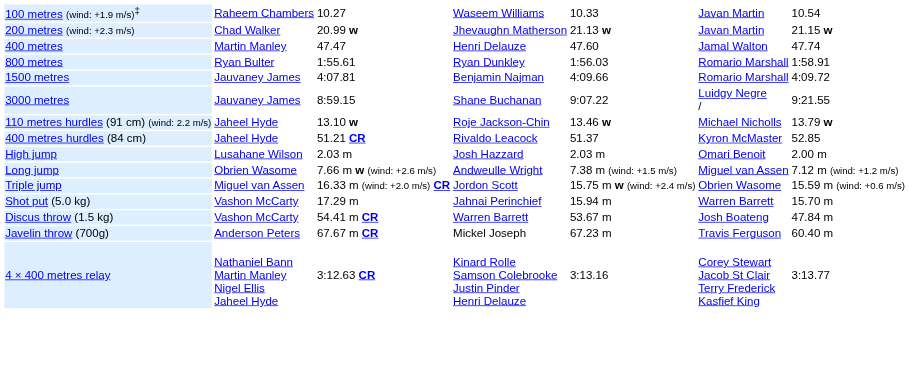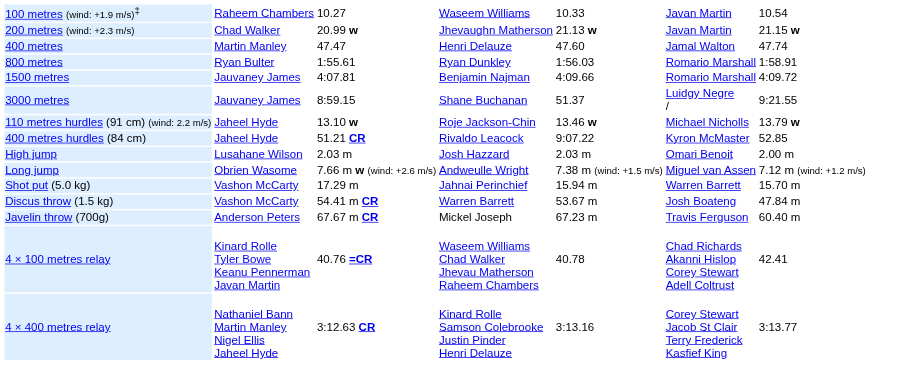(589, 100) 9:07.22 -> (570, 100) 51.37
(584, 138) 51.37 -> (575, 138) 9:07.22
- row: (33, 186)
+ row: (58, 259)
